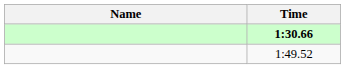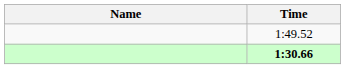rows swapped: (294, 34) <-> (294, 53)
